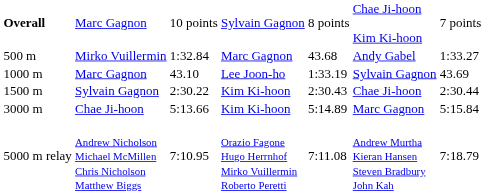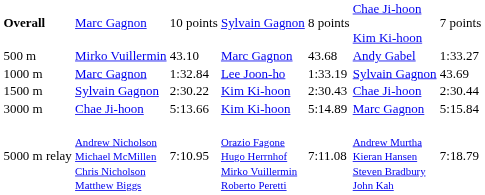(189, 55) 1:32.84 -> (184, 55) 43.10
(184, 73) 43.10 -> (189, 73) 1:32.84
